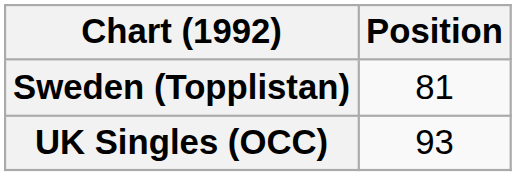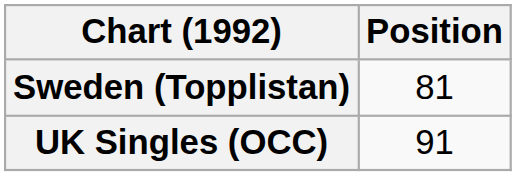(434, 142) 93 -> (434, 142) 91
